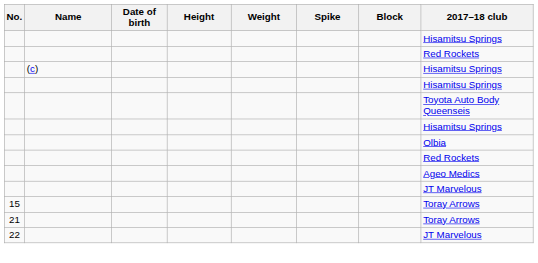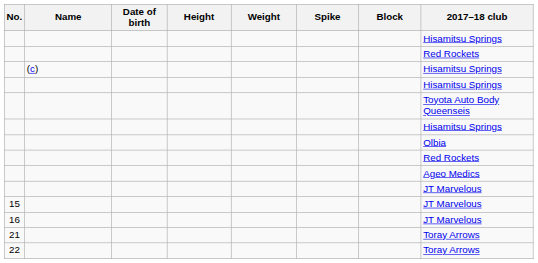(451, 204) Toray Arrows -> (452, 204) JT Marvelous
+ row: (14, 219)
(452, 235) JT Marvelous -> (451, 250) Toray Arrows
